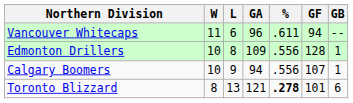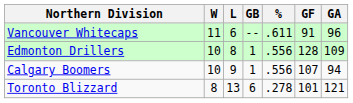columns swapped: (338, 14) <-> (256, 14)
(315, 32) 94 -> (308, 32) 91
(285, 88) bold -> (279, 88) normal
